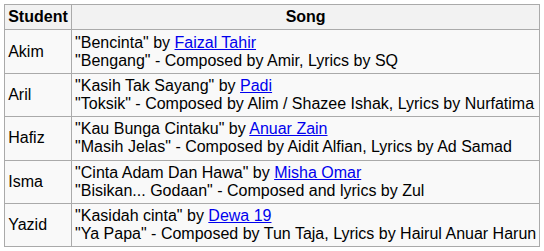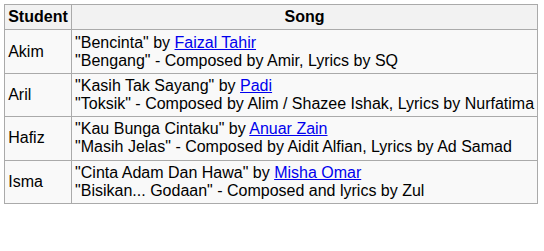- row: (28, 225)
